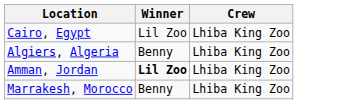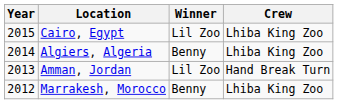+ column: (21, 14)
(162, 70) bold -> (196, 70) normal
(241, 70) Lhiba King Zoo -> (278, 70) Hand Break Turn
